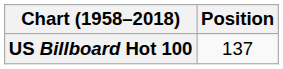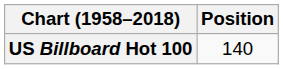(238, 48) 137 -> (238, 48) 140
